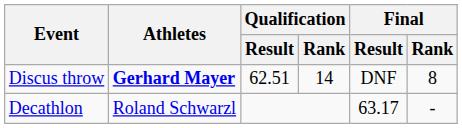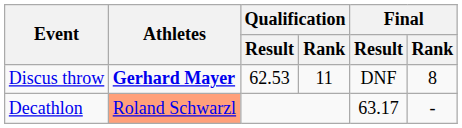(269, 79) 62.51 -> (269, 79) 62.53
(324, 79) 14 -> (324, 79) 11
(174, 108) no background -> (174, 108) lightsalmon background
